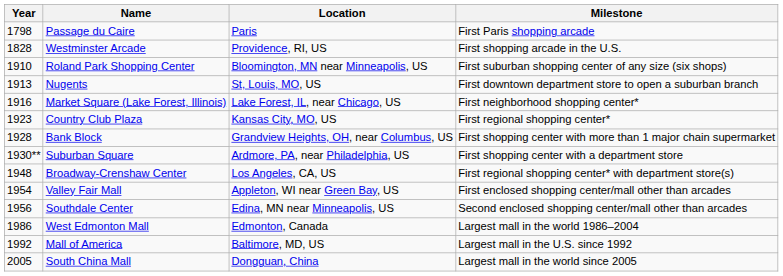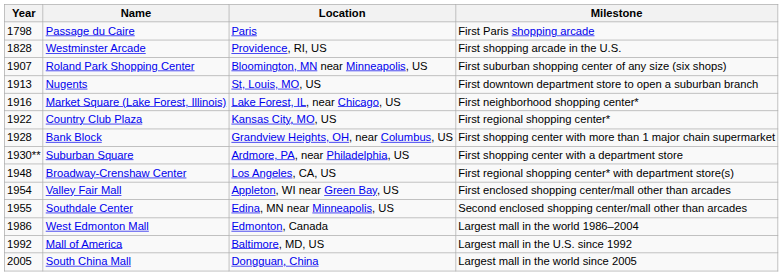(19, 66) 1910 -> (19, 66) 1907
(19, 119) 1923 -> (19, 119) 1922
(19, 208) 1956 -> (19, 208) 1955
